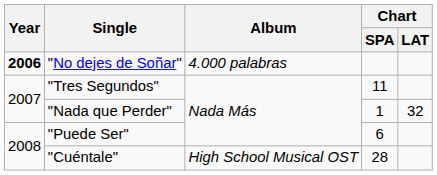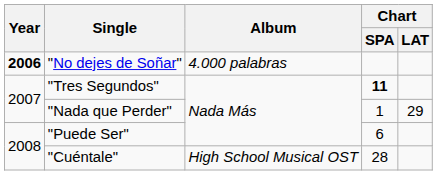(380, 87) normal -> (380, 87) bold
(415, 110) 32 -> (415, 110) 29
